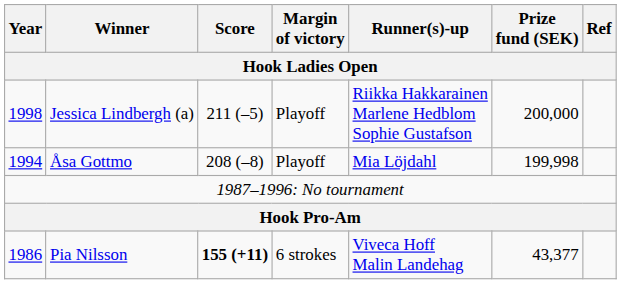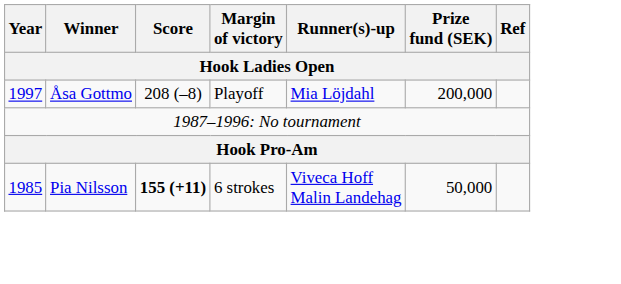- row: (122, 114)
(25, 161) 1994 -> (25, 94) 1997
(551, 161) 199,998 -> (465, 94) 200,000
(25, 255) 1986 -> (25, 187) 1985
(555, 255) 43,377 -> (469, 187) 50,000
